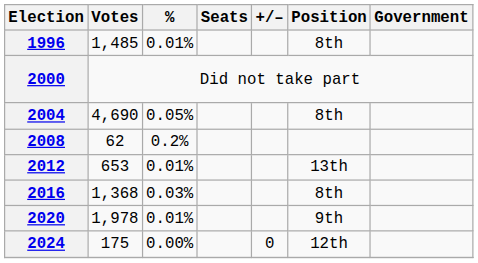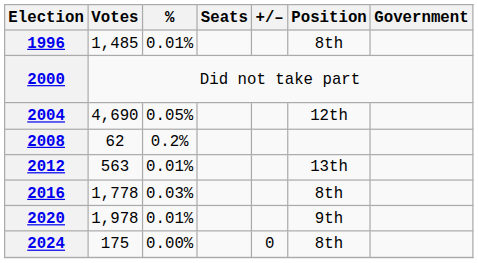(329, 116) 8th -> (329, 116) 12th
(115, 167) 653 -> (115, 167) 563
(115, 193) 1,368 -> (115, 193) 1,778
(329, 244) 12th -> (329, 244) 8th
